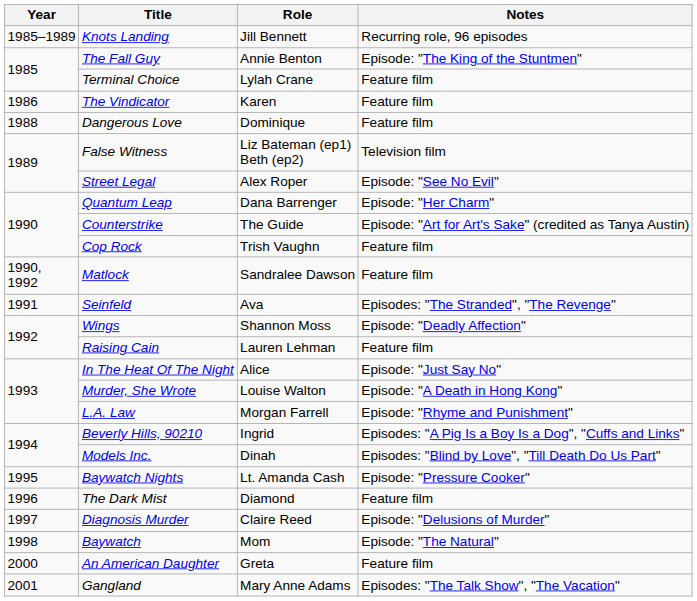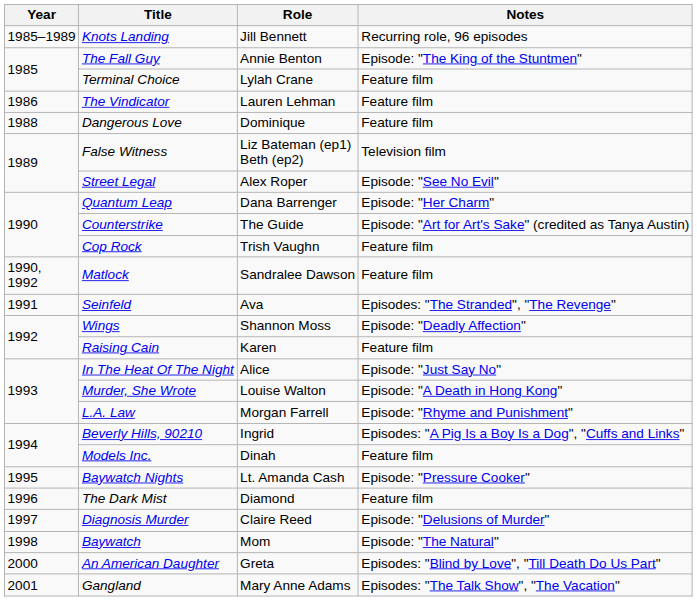(258, 101) Karen -> (288, 101) Lauren Lehman
(288, 347) Lauren Lehman -> (258, 347) Karen
(511, 455) Episodes: "Blind by Love", "Till Death Do Us Part" -> (397, 455) Feature film
(397, 563) Feature film -> (511, 563) Episodes: "Blind by Love", "Till Death Do Us Part"
